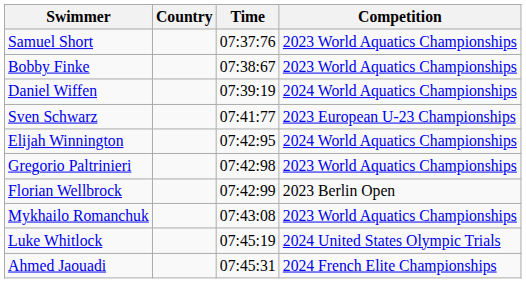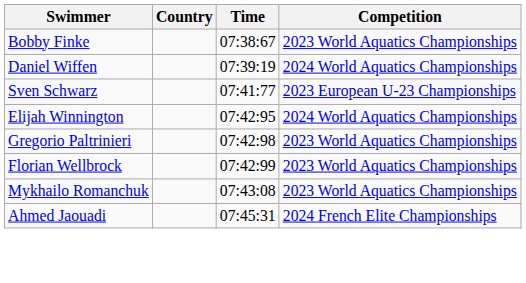- row: (51, 41)
(339, 191) 2023 Berlin Open -> (400, 166) 2023 World Aquatics Championships
- row: (55, 240)
